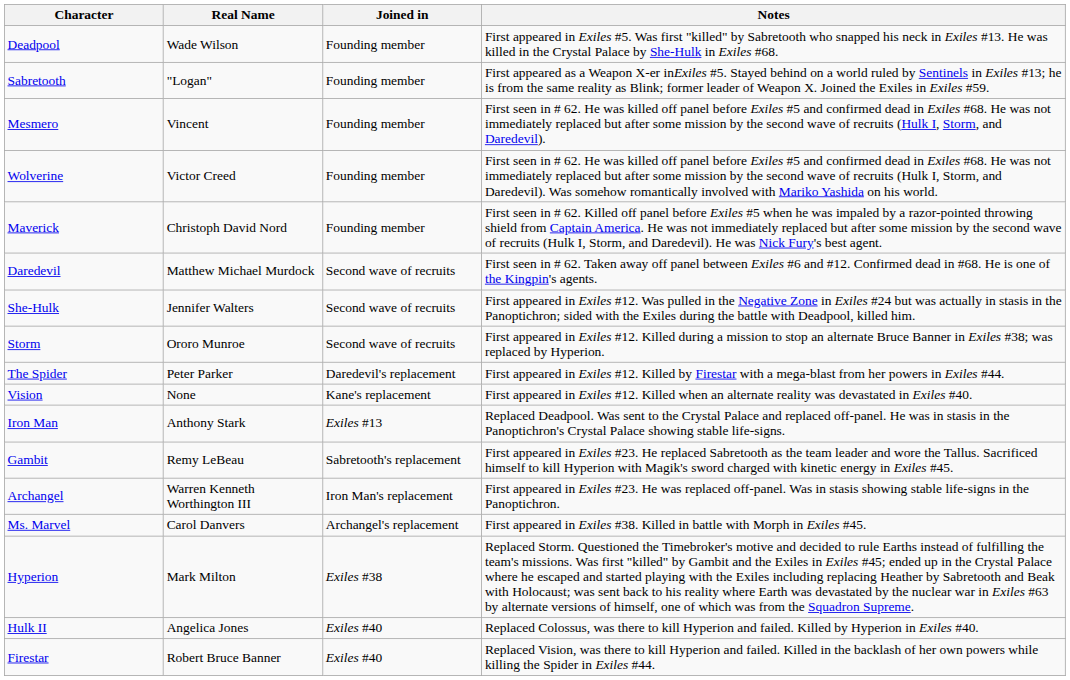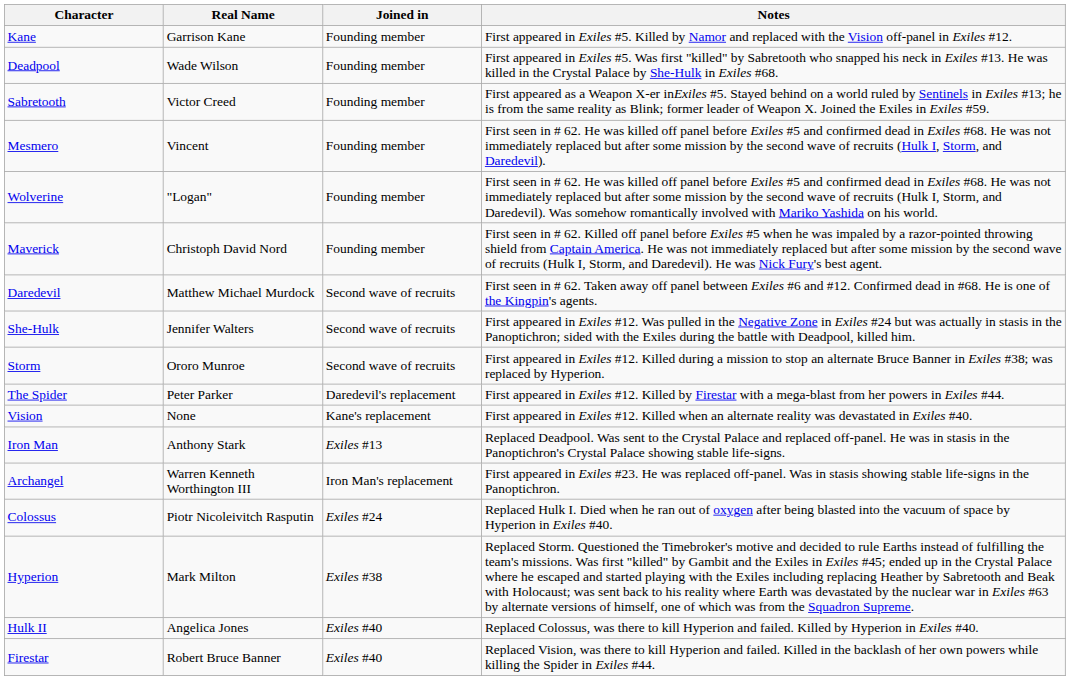+ row: (22, 36)
(189, 80) "Logan" -> (201, 101) Victor Creed
(201, 176) Victor Creed -> (189, 197) "Logan"
- row: (28, 459)
+ row: (32, 517)
- row: (39, 525)
